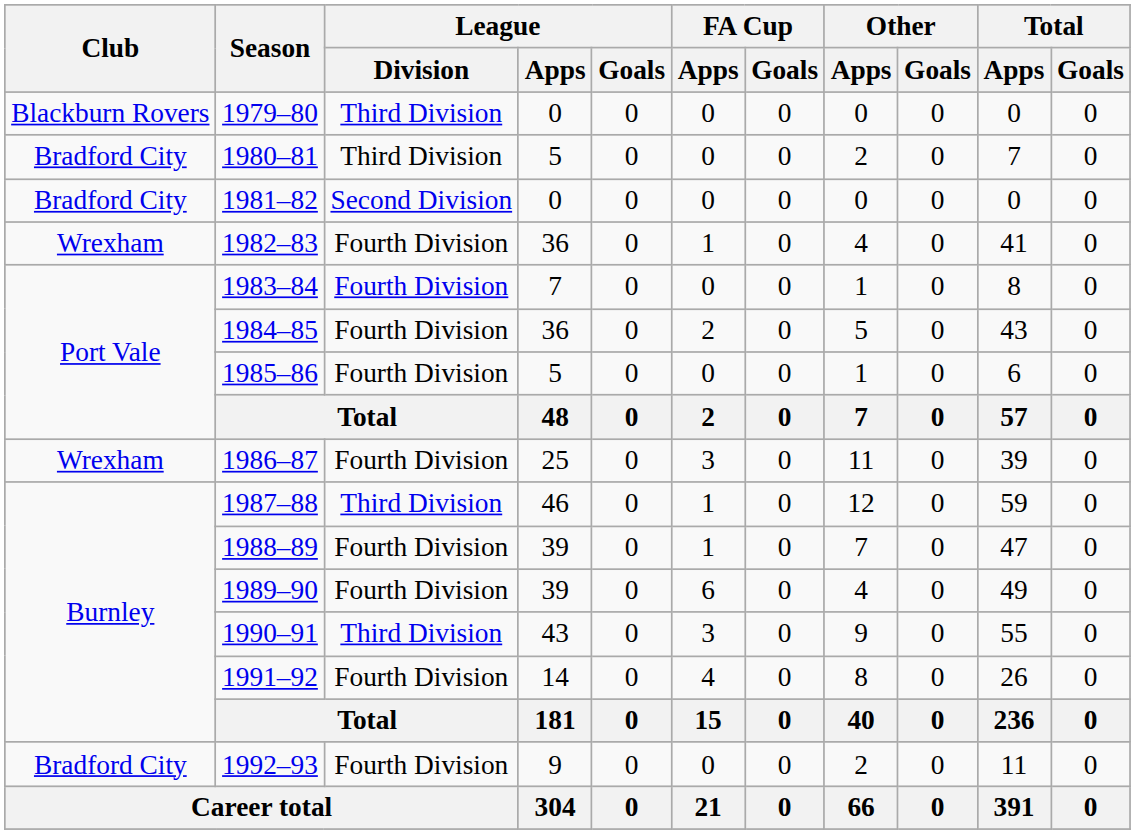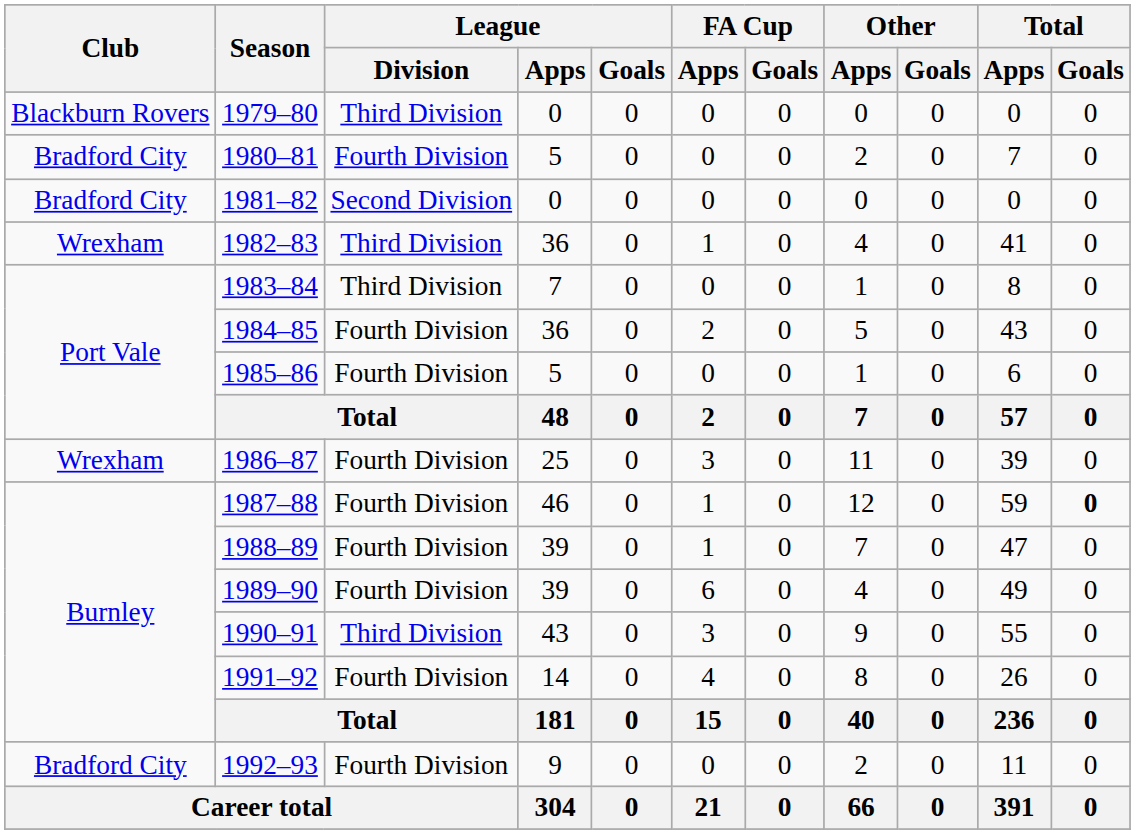(421, 156) Third Division -> (421, 156) Fourth Division
(421, 243) Fourth Division -> (421, 243) Third Division
(421, 286) Fourth Division -> (421, 286) Third Division
(421, 503) Third Division -> (421, 503) Fourth Division
(1091, 503) normal -> (1091, 503) bold
